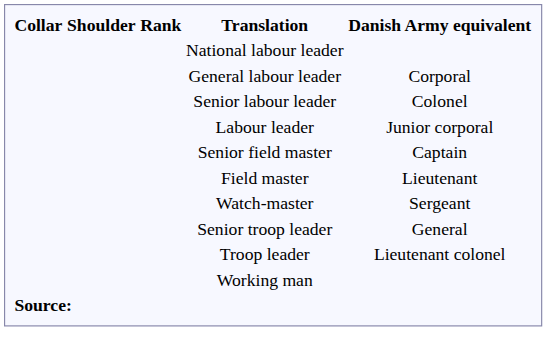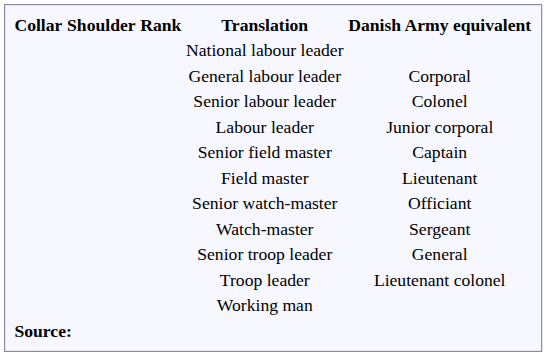+ row: (265, 203)
